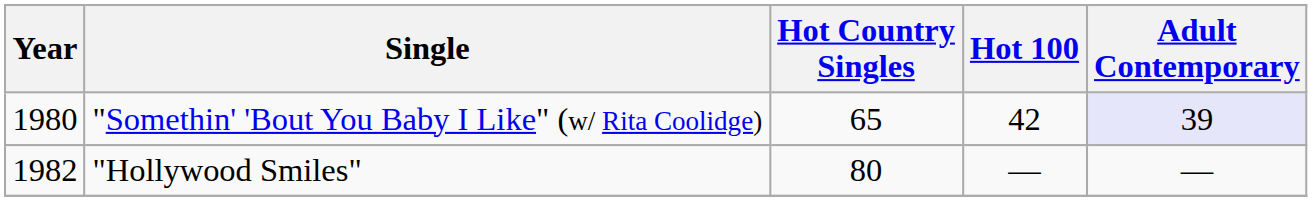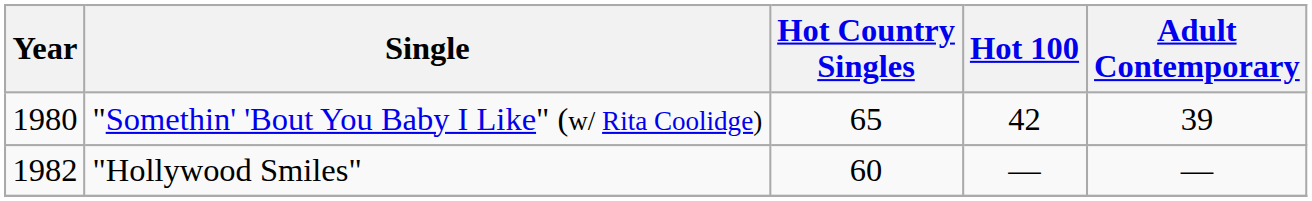(1197, 118) lavender background -> (1197, 118) no background
(866, 169) 80 -> (866, 169) 60
